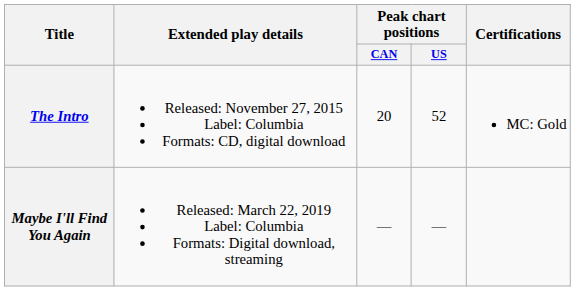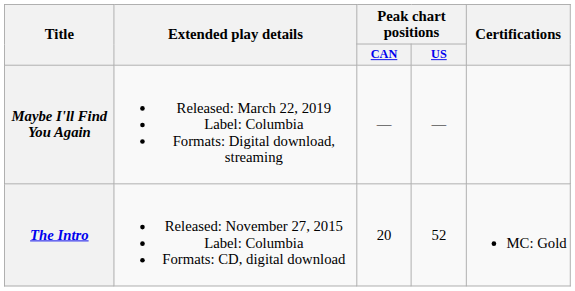rows swapped: (59, 116) <-> (59, 226)
